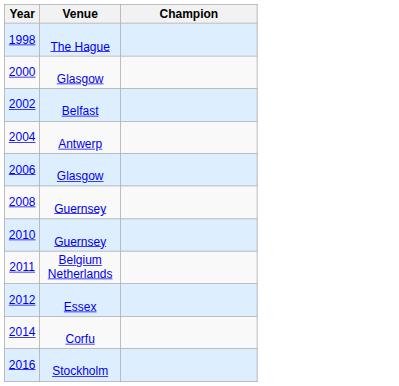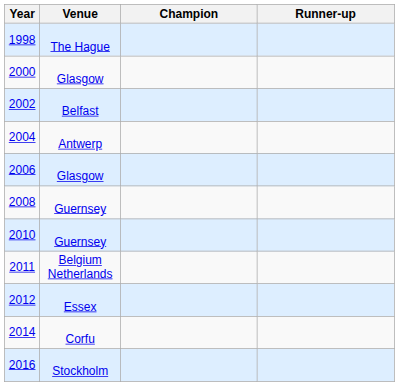+ column: (326, 14)
